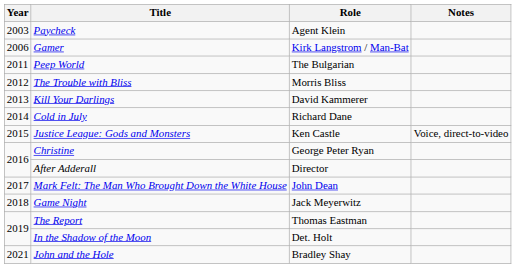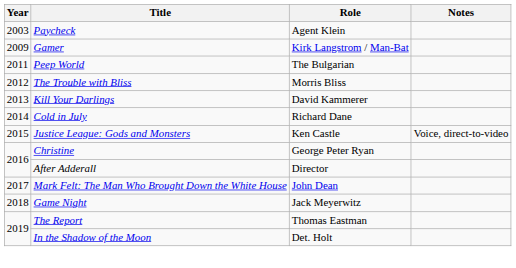(18, 47) 2006 -> (18, 47) 2009
- row: (74, 254)
